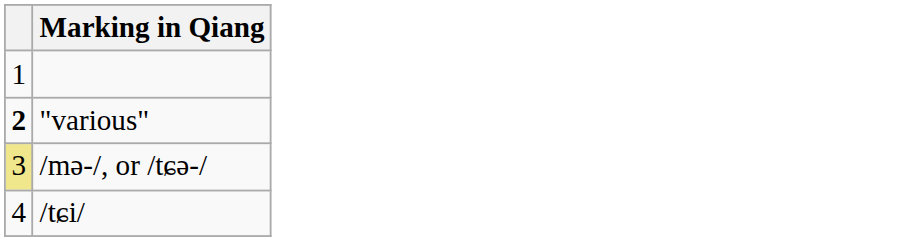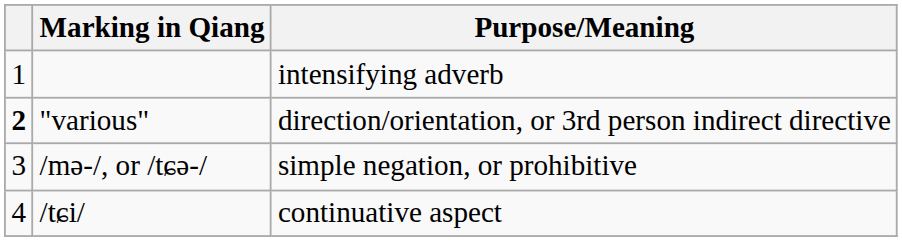+ column: (584, 27)
(19, 166) khaki background -> (19, 166) no background
